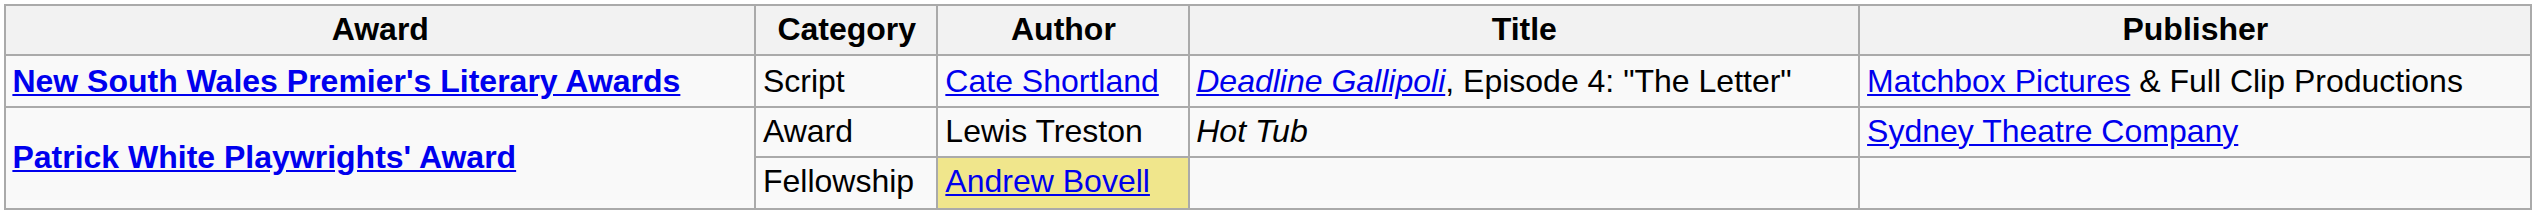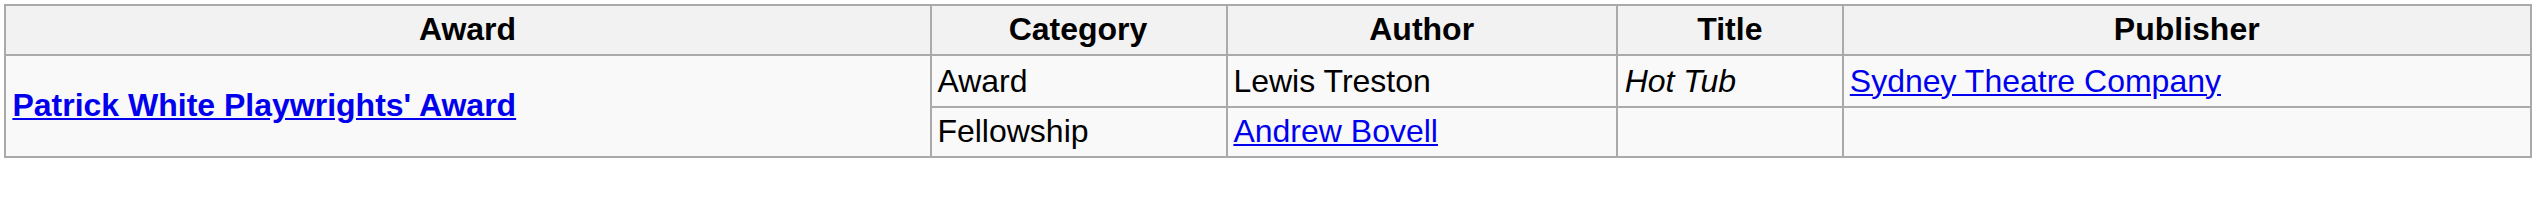- row: (804, 80)
(1048, 182) khaki background -> (1336, 131) no background
